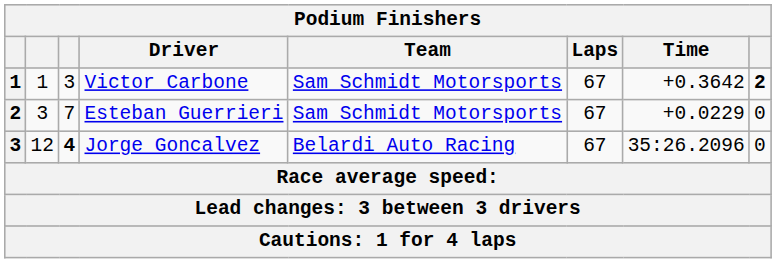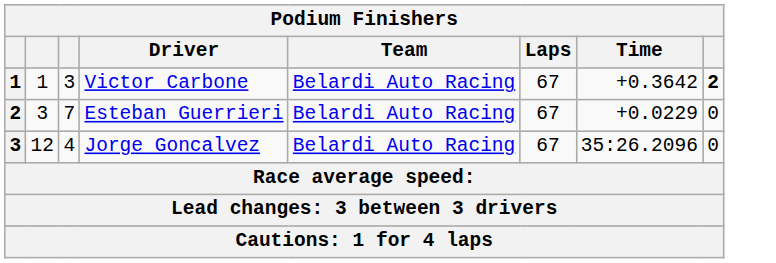(427, 84) Sam Schmidt Motorsports -> (404, 84) Belardi Auto Racing
(427, 115) Sam Schmidt Motorsports -> (404, 115) Belardi Auto Racing
(69, 147) bold -> (69, 147) normal
